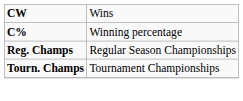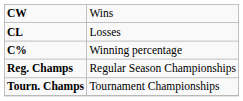+ row: (15, 31)
